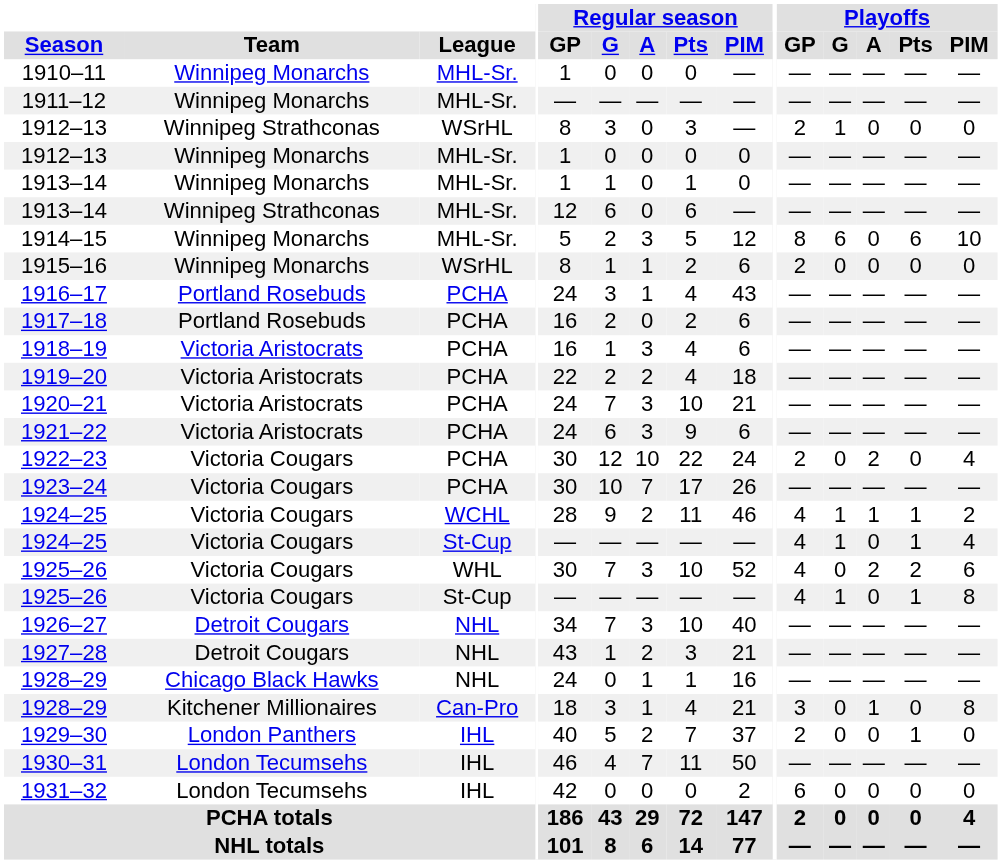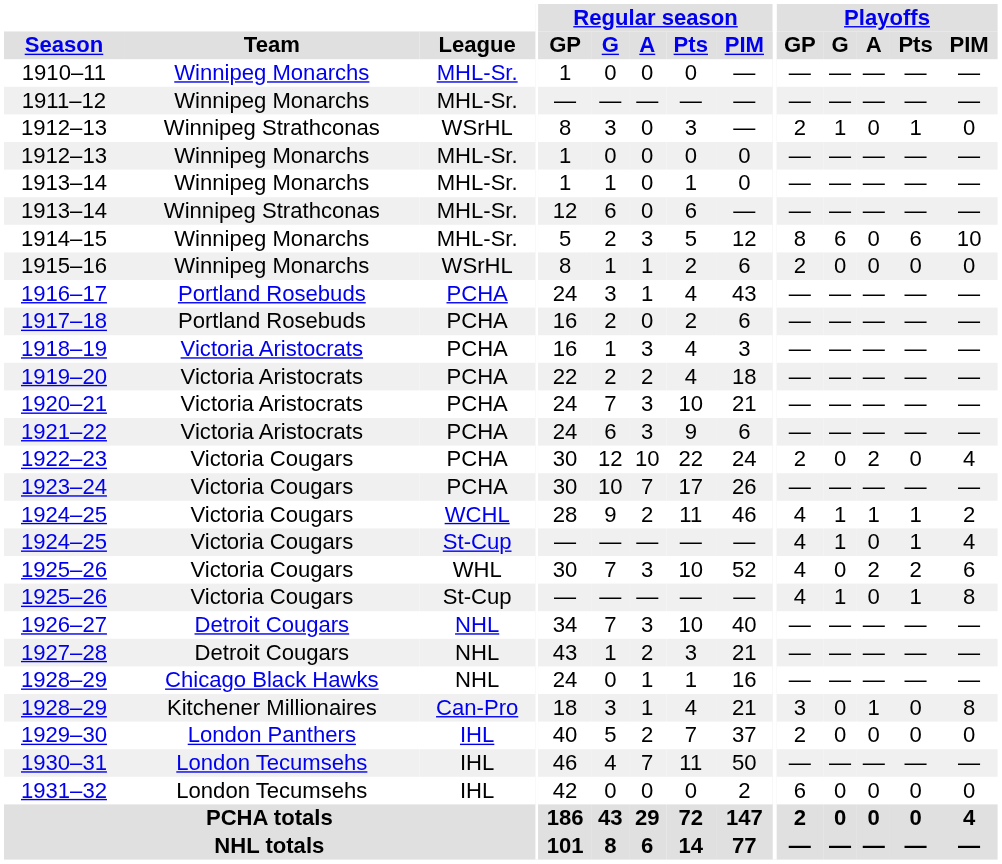(916, 128) 0 -> (916, 128) 1
(744, 348) 6 -> (744, 348) 3
(916, 735) 1 -> (916, 735) 0
